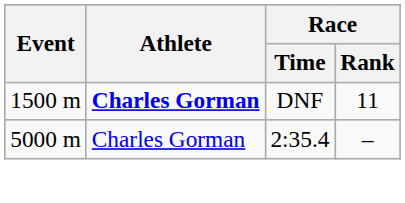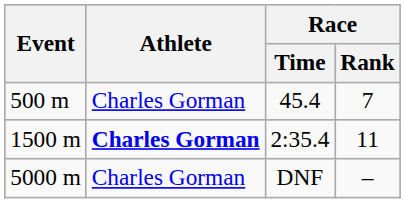+ row: (40, 101)
(300, 101) DNF -> (300, 139) 2:35.4
(300, 139) 2:35.4 -> (300, 178) DNF
